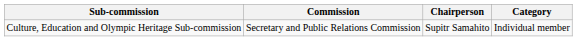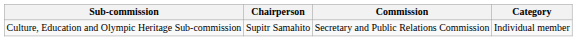columns swapped: (333, 12) <-> (457, 12)
